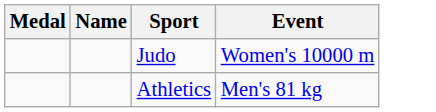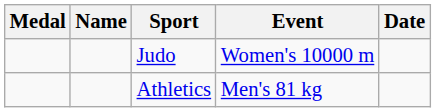+ column: (405, 21)
